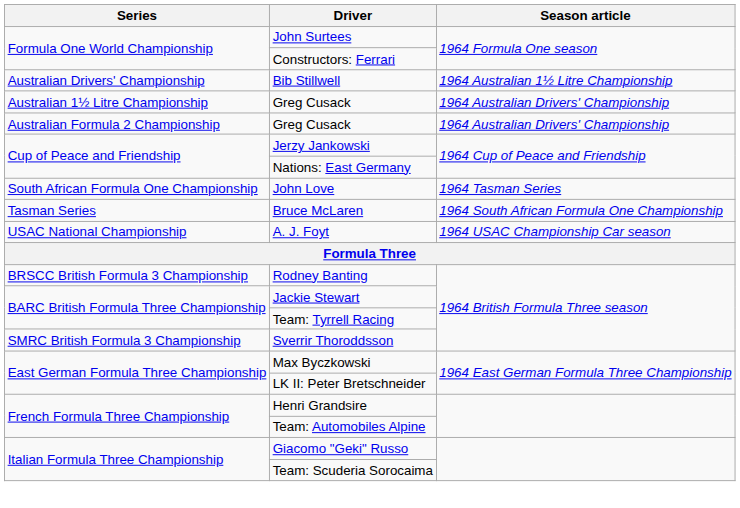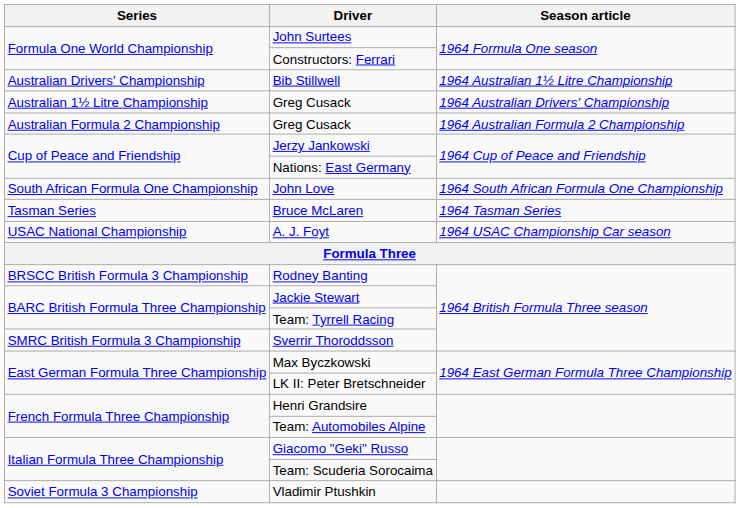(554, 124) 1964 Australian Drivers' Championship -> (562, 124) 1964 Australian Formula 2 Championship
(500, 188) 1964 Tasman Series -> (581, 188) 1964 South African Formula One Championship
(581, 210) 1964 South African Formula One Championship -> (500, 210) 1964 Tasman Series
+ row: (103, 492)
